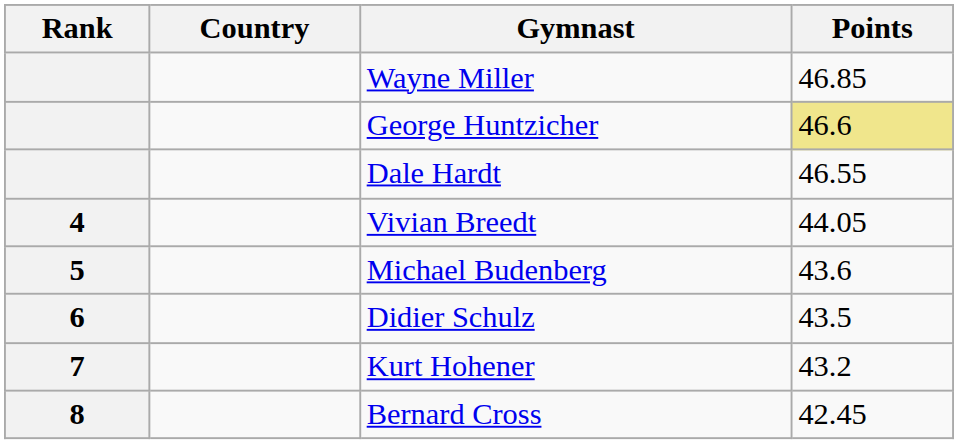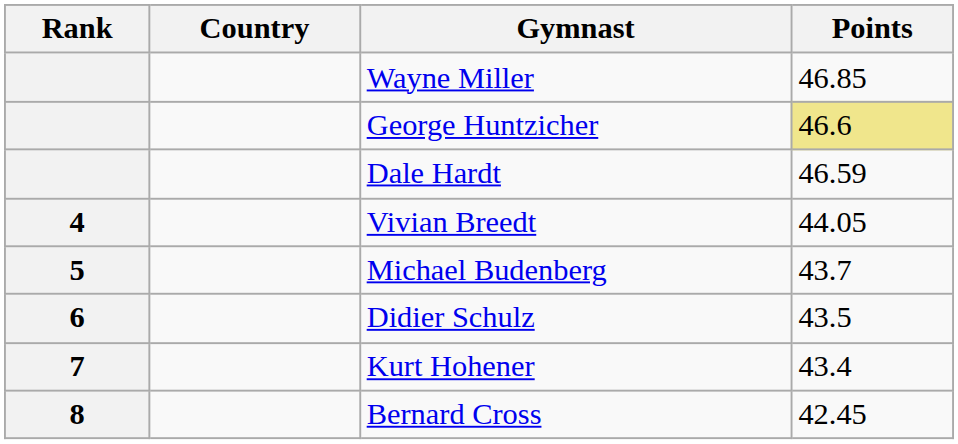(833, 173) 46.55 -> (833, 173) 46.59
(825, 269) 43.6 -> (825, 269) 43.7
(825, 366) 43.2 -> (825, 366) 43.4
